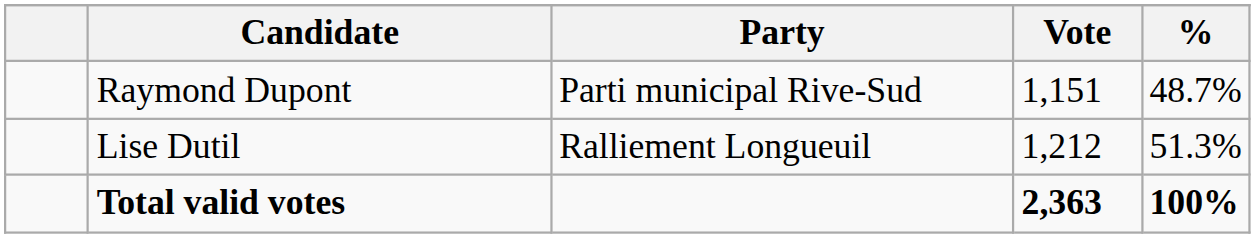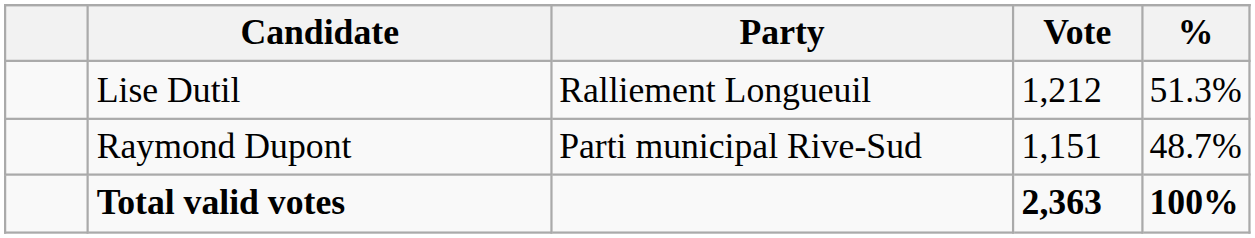rows swapped: (169, 145) <-> (224, 89)
